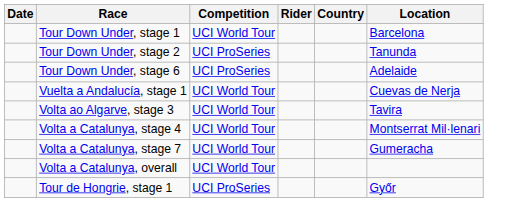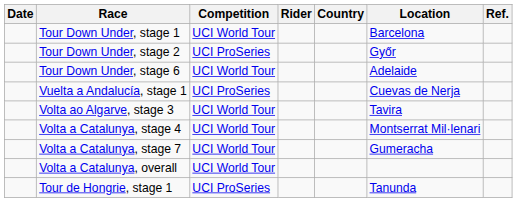+ column: (497, 14)
(393, 52) Tanunda -> (383, 52) Győr
(231, 71) UCI ProSeries -> (234, 71) UCI World Tour
(234, 91) UCI World Tour -> (231, 91) UCI ProSeries
(383, 187) Győr -> (393, 187) Tanunda
